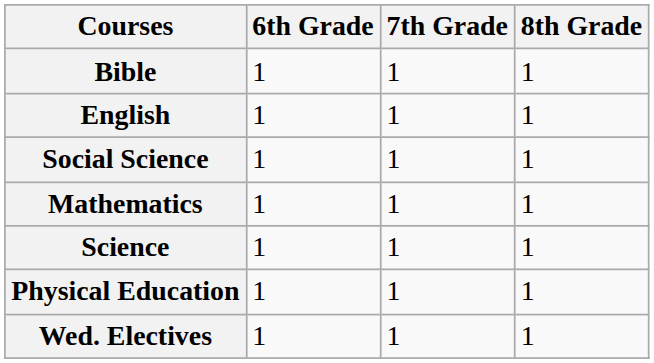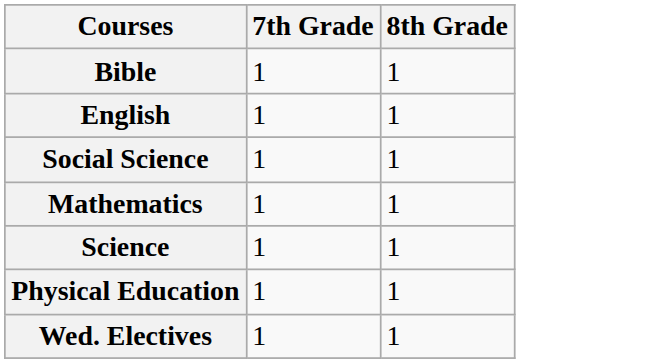- column: (313, 26)
